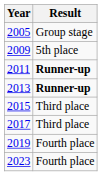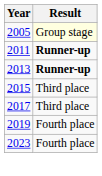(64, 32) no background -> (64, 32) lightyellow background
- row: (19, 50)
